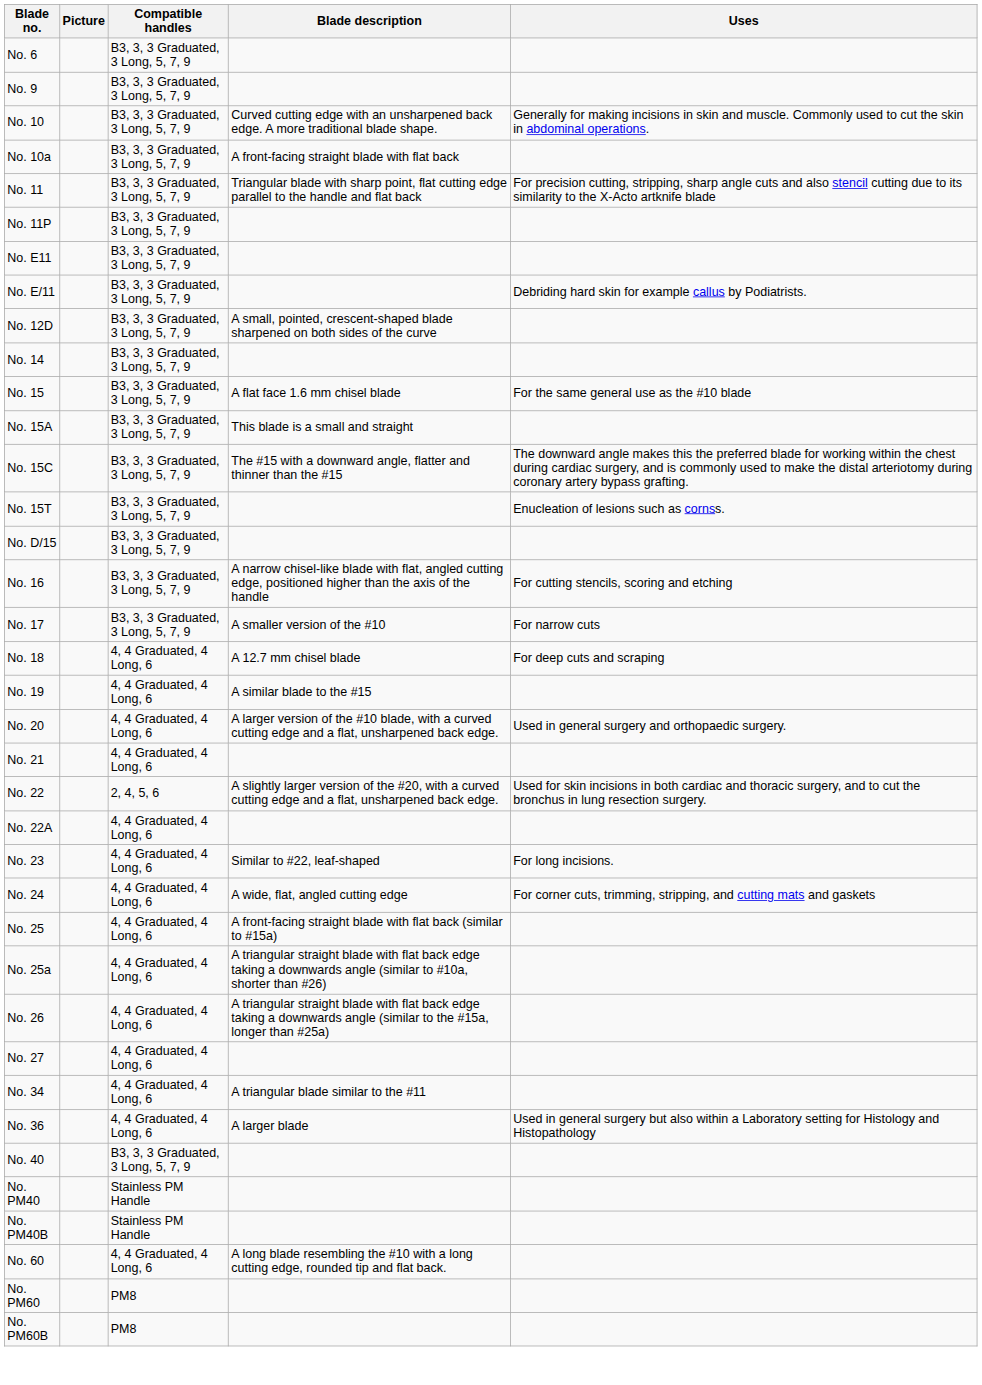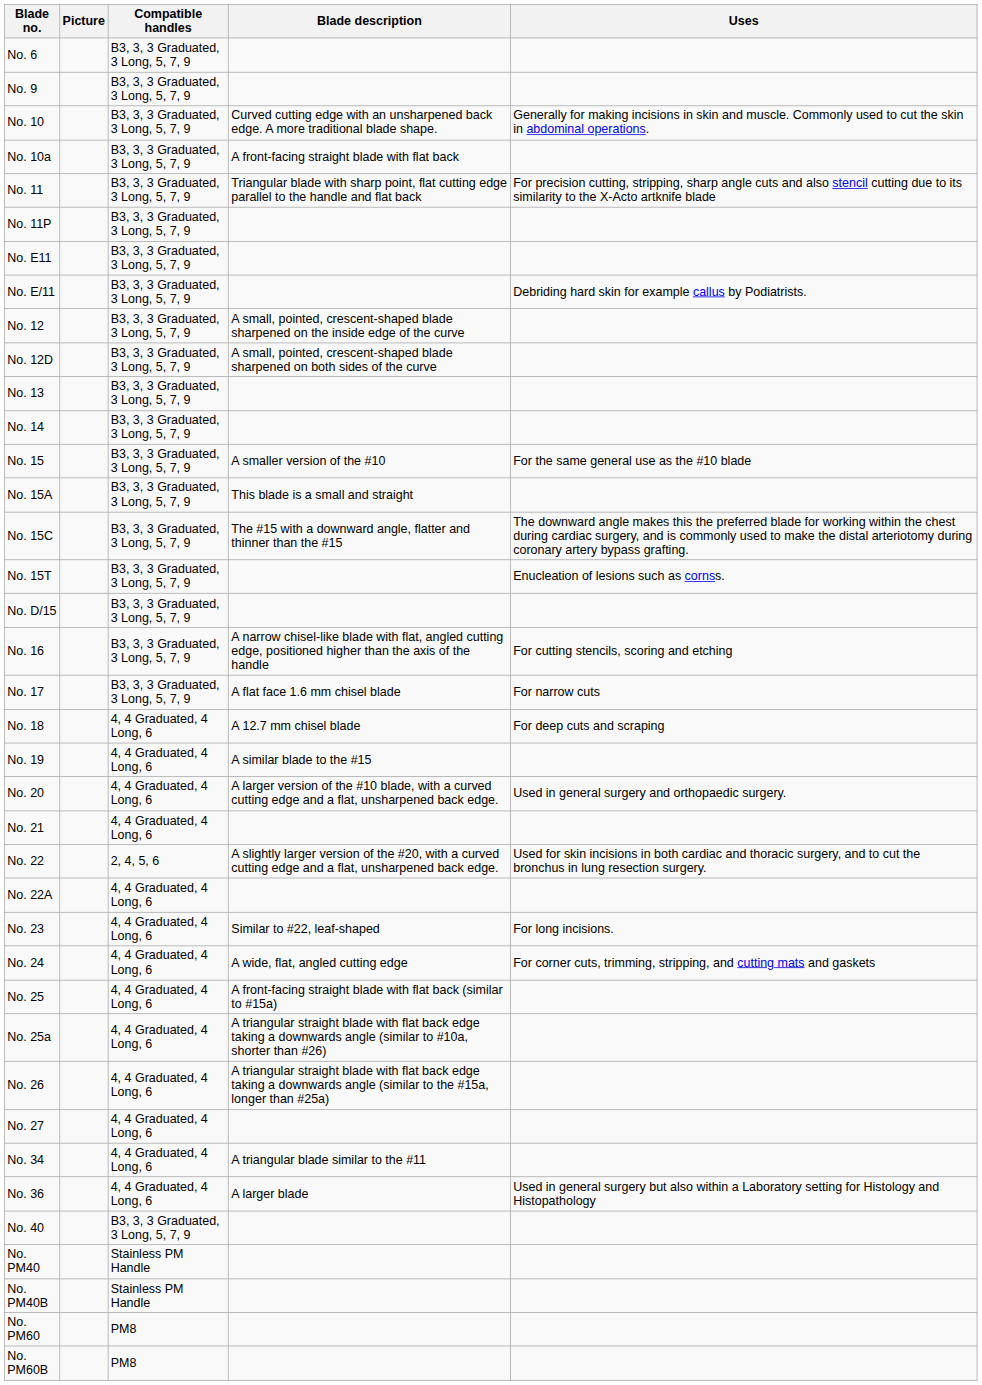+ row: (26, 325)
+ row: (26, 393)
(316, 393) A flat face 1.6 mm chisel blade -> (308, 461) A smaller version of the #10
(308, 624) A smaller version of the #10 -> (316, 692) A flat face 1.6 mm chisel blade
- row: (26, 1261)
